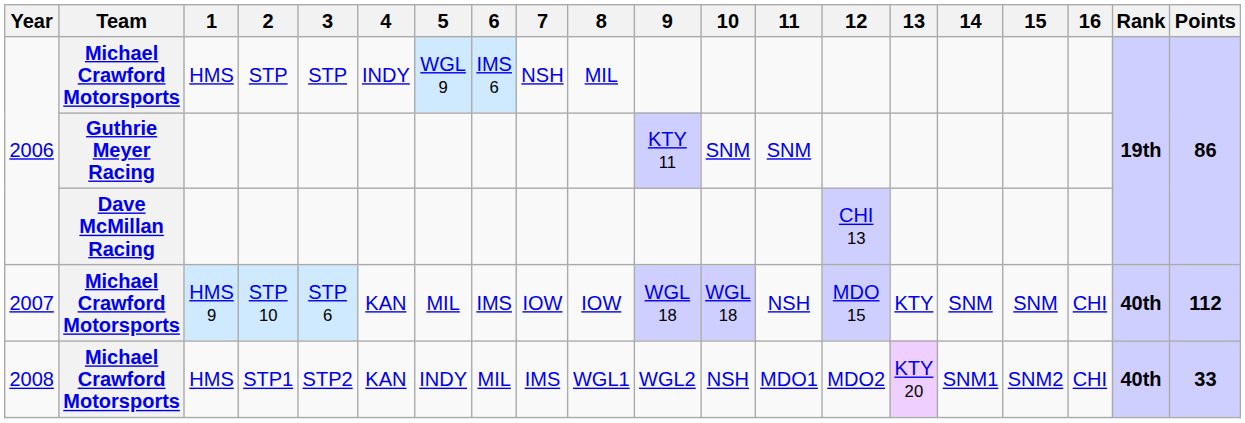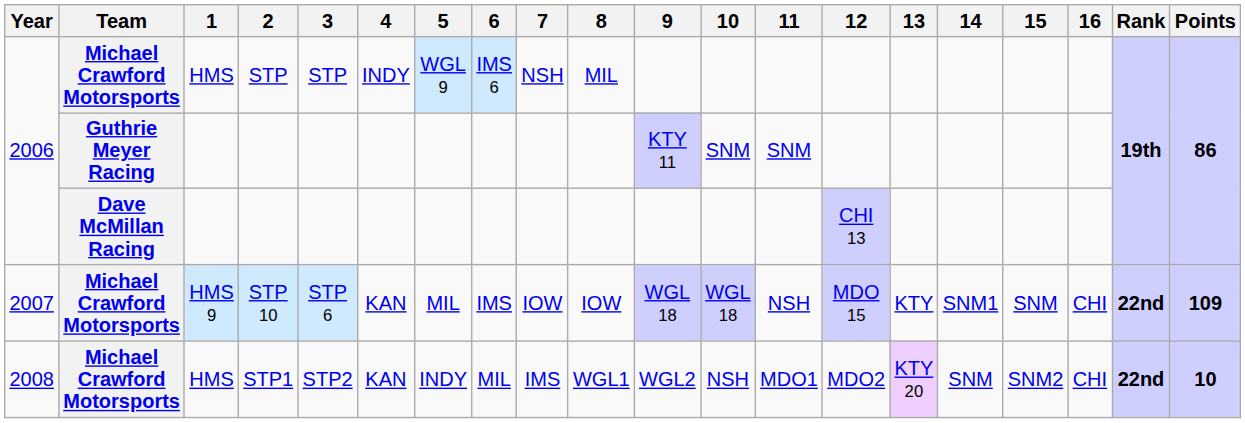(971, 303) SNM -> (971, 303) SNM1
(1141, 303) 40th -> (1141, 303) 22nd
(1205, 303) 112 -> (1205, 303) 109
(971, 379) SNM1 -> (971, 379) SNM
(1141, 379) 40th -> (1141, 379) 22nd
(1205, 379) 33 -> (1205, 379) 10
